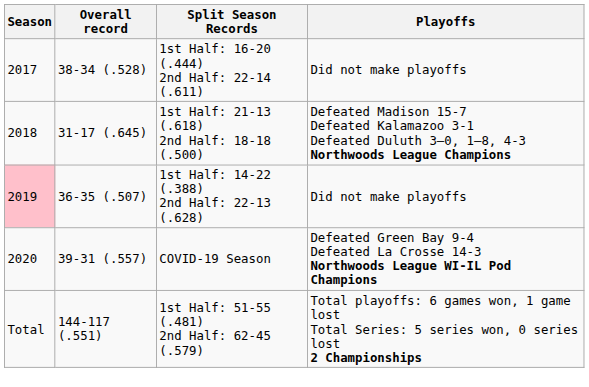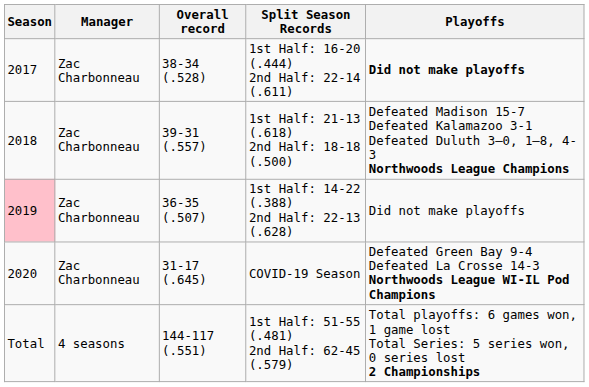+ column: (107, 22)
(388, 70) normal -> (447, 70) bold
(103, 133) 31-17 (.645) -> (184, 140) 39-31 (.557)
(103, 259) 39-31 (.557) -> (184, 273) 31-17 (.645)
